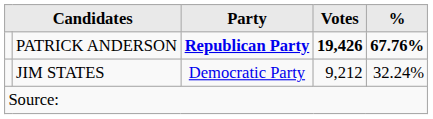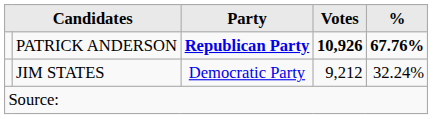(340, 45) 19,426 -> (340, 45) 10,926
